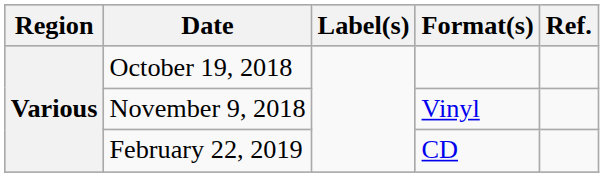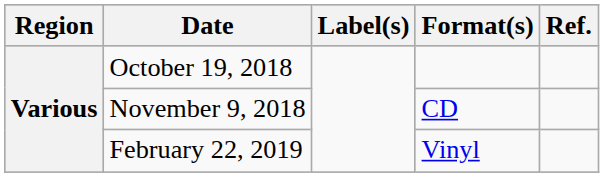(451, 108) Vinyl -> (440, 108) CD
(440, 150) CD -> (451, 150) Vinyl
